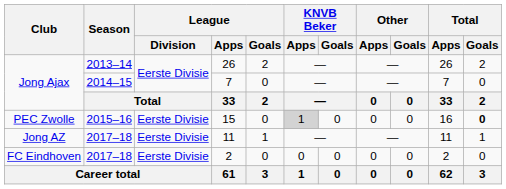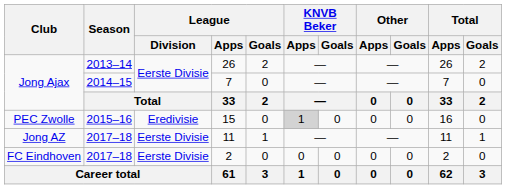(173, 119) Eerste Divisie -> (173, 119) Eredivisie
(482, 119) bold -> (482, 119) normal
